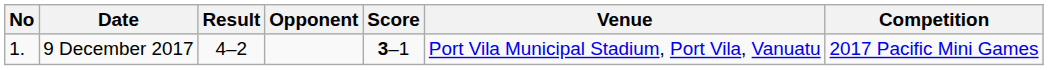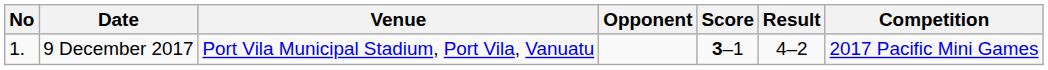columns swapped: (625, 19) <-> (231, 19)
